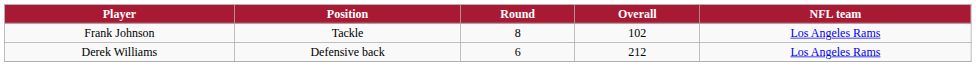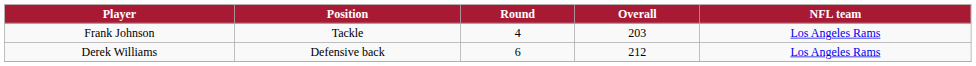(518, 33) 8 -> (518, 33) 4
(637, 33) 102 -> (637, 33) 203
